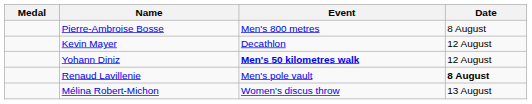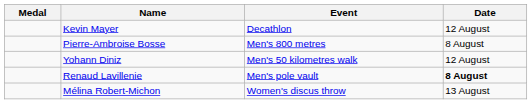rows swapped: (113, 28) <-> (89, 44)
(300, 60) bold -> (302, 60) normal
